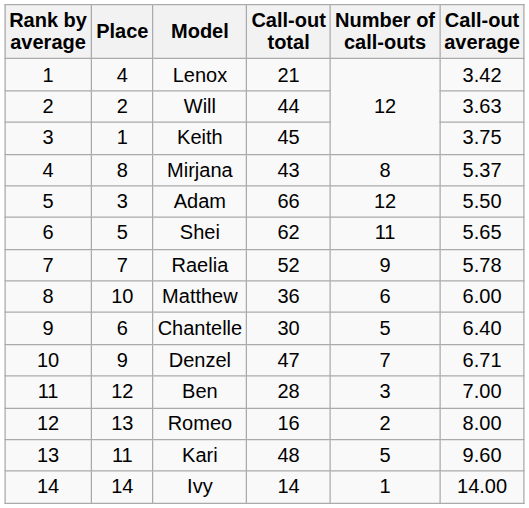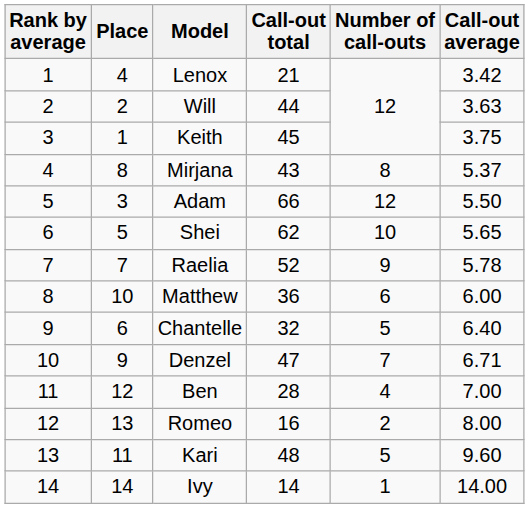(385, 233) 11 -> (385, 233) 10
(289, 328) 30 -> (289, 328) 32
(385, 391) 3 -> (385, 391) 4
